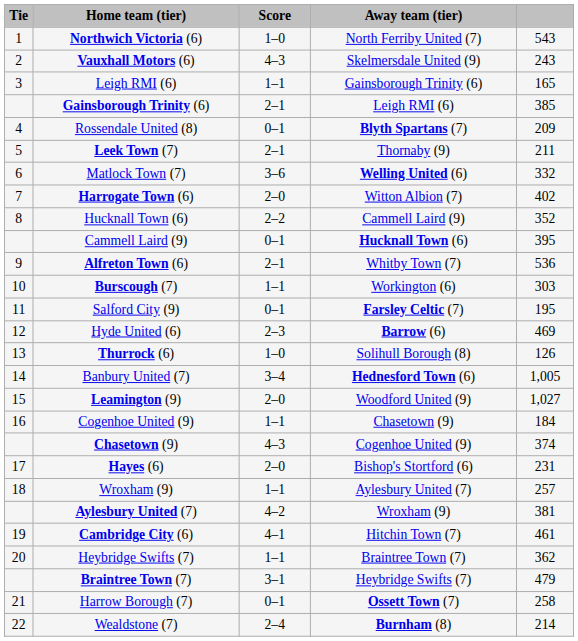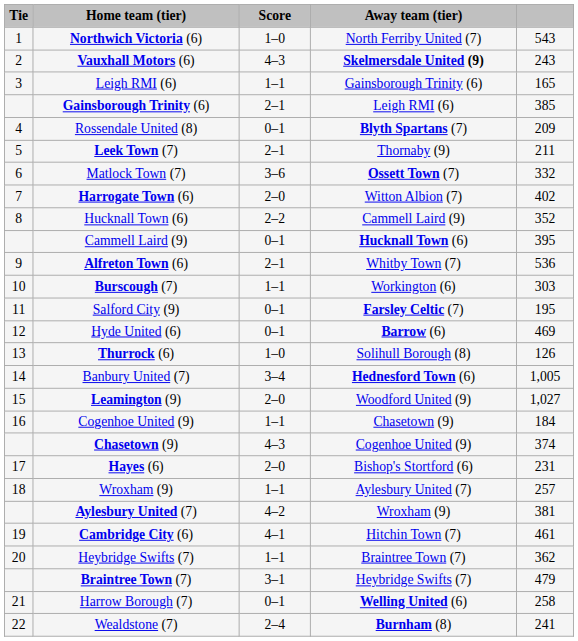(413, 61) normal -> (413, 61) bold
(413, 174) Welling United (6) -> (413, 174) Ossett Town (7)
(275, 332) 2–3 -> (275, 332) 0–1
(413, 602) Ossett Town (7) -> (413, 602) Welling United (6)
(545, 625) 214 -> (545, 625) 241
